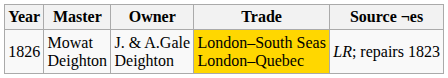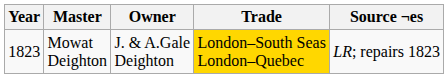(24, 51) 1826 -> (24, 51) 1823
